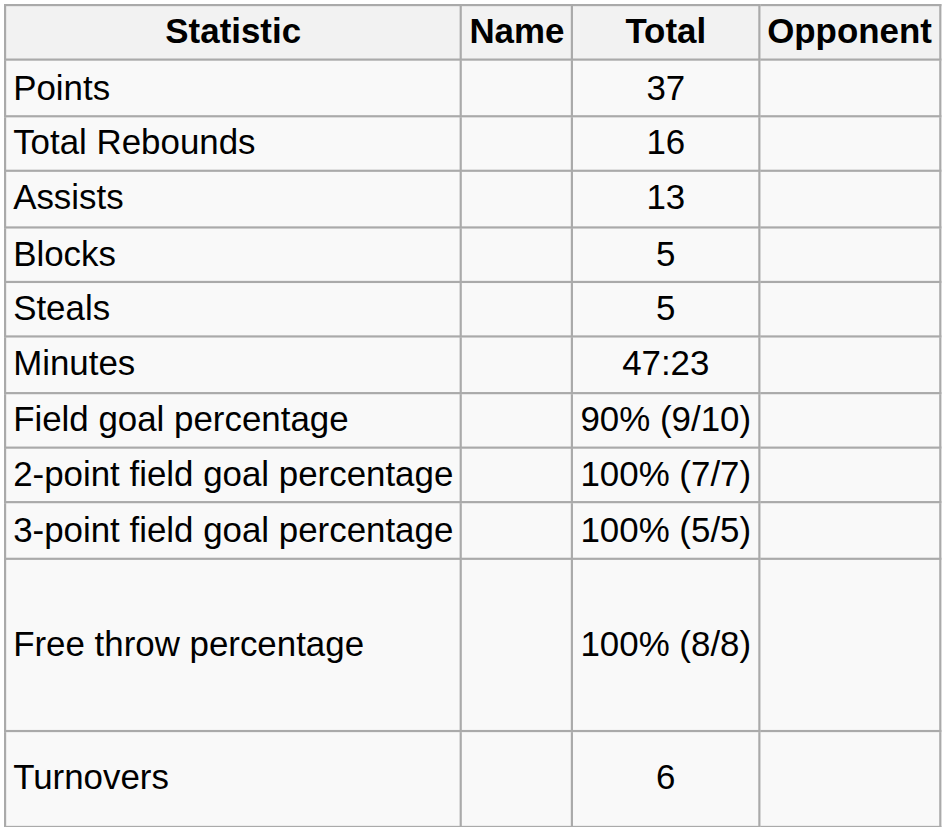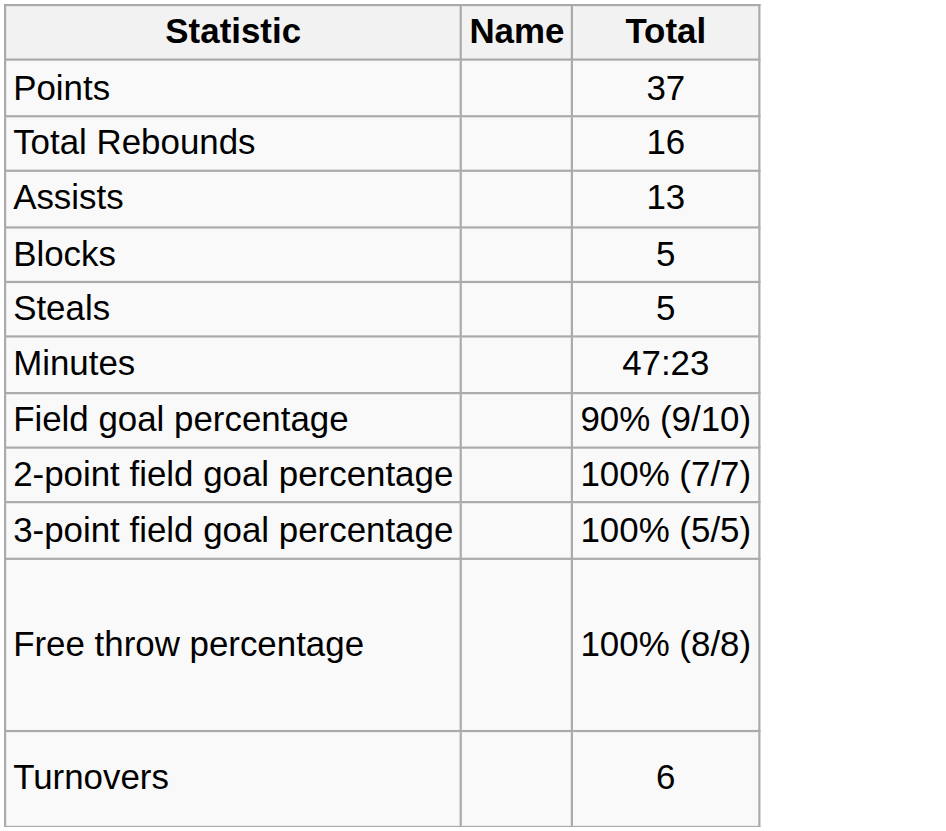- column: (850, 32)
